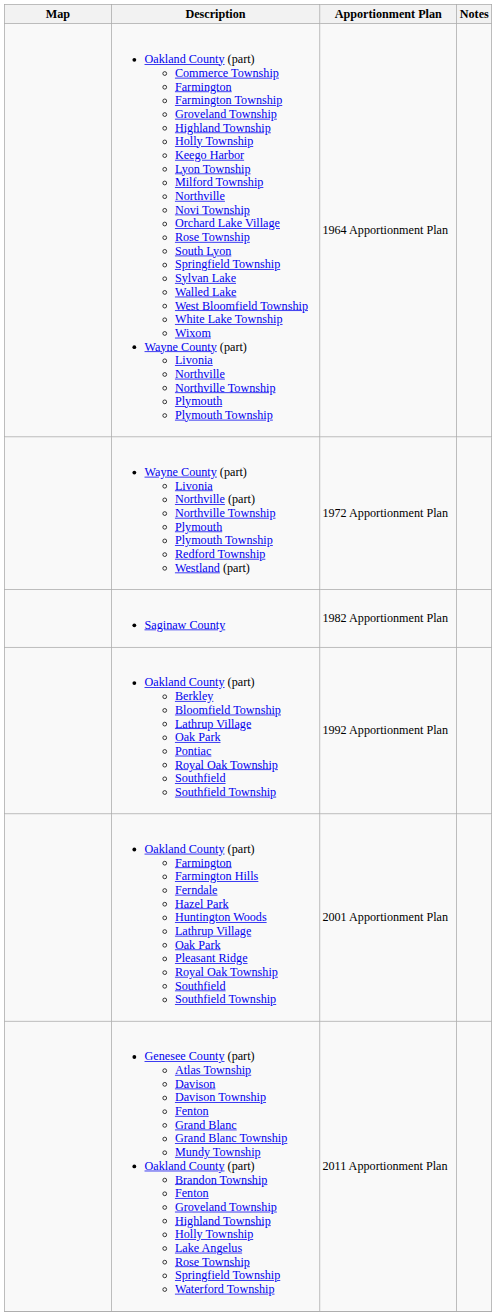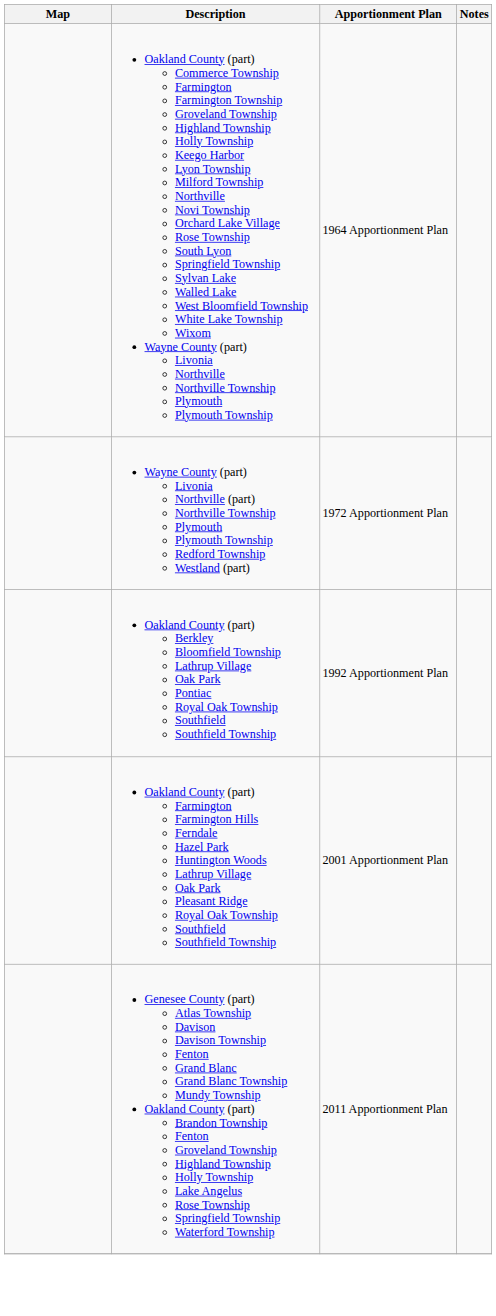- row: (215, 625)
